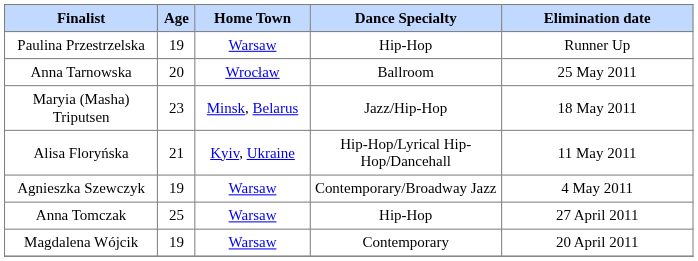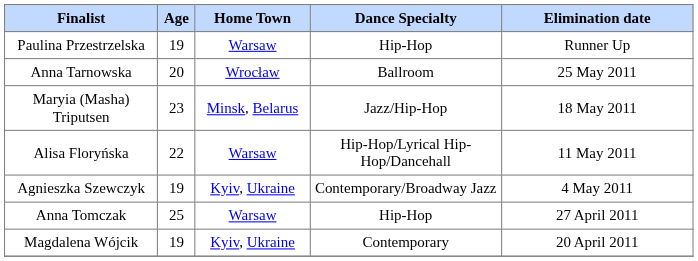(176, 152) 21 -> (176, 152) 22
(253, 152) Kyiv, Ukraine -> (253, 152) Warsaw
(253, 188) Warsaw -> (253, 188) Kyiv, Ukraine
(253, 242) Warsaw -> (253, 242) Kyiv, Ukraine
